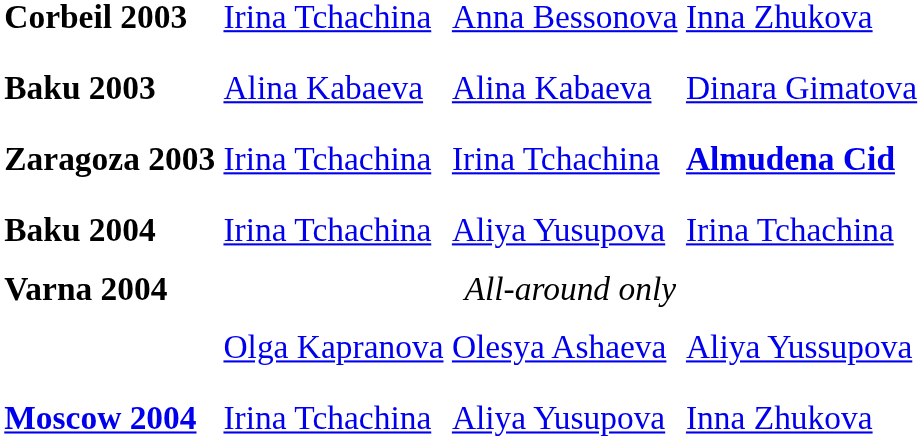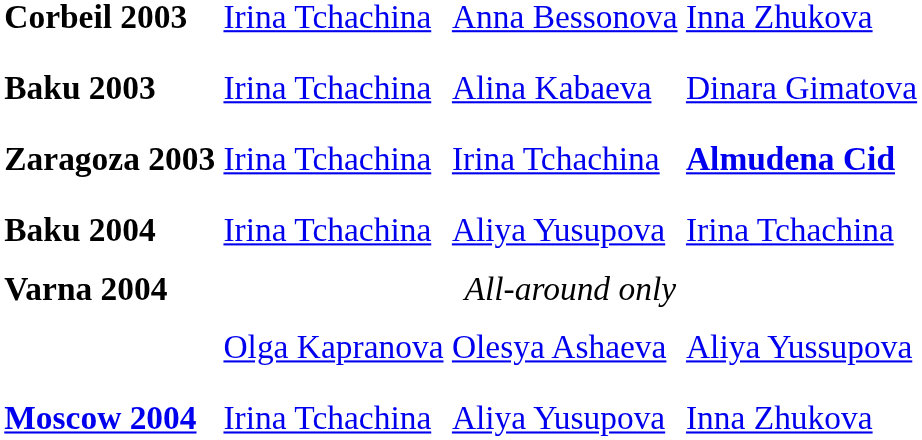(323, 88) Alina Kabaeva -> (327, 88) Irina Tchachina
